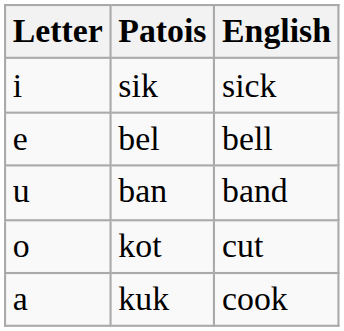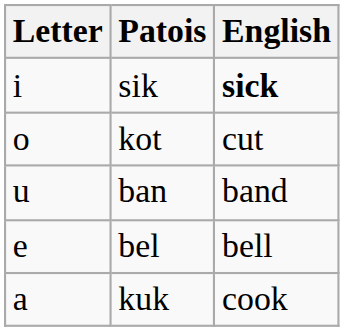(249, 84) normal -> (250, 84) bold
rows swapped: (139, 138) <-> (140, 245)
